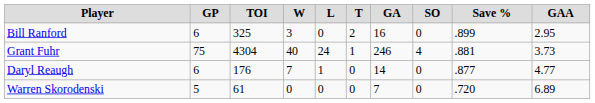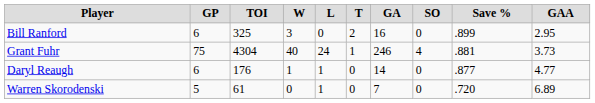(289, 70) 7 -> (289, 70) 1
(321, 88) 0 -> (321, 88) 1
